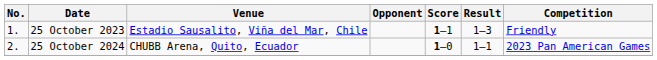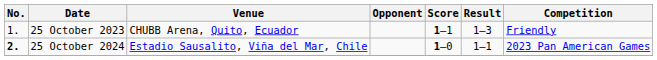(248, 30) Estadio Sausalito, Viña del Mar, Chile -> (214, 30) CHUBB Arena, Quito, Ecuador
(13, 47) normal -> (13, 47) bold
(214, 47) CHUBB Arena, Quito, Ecuador -> (248, 47) Estadio Sausalito, Viña del Mar, Chile
